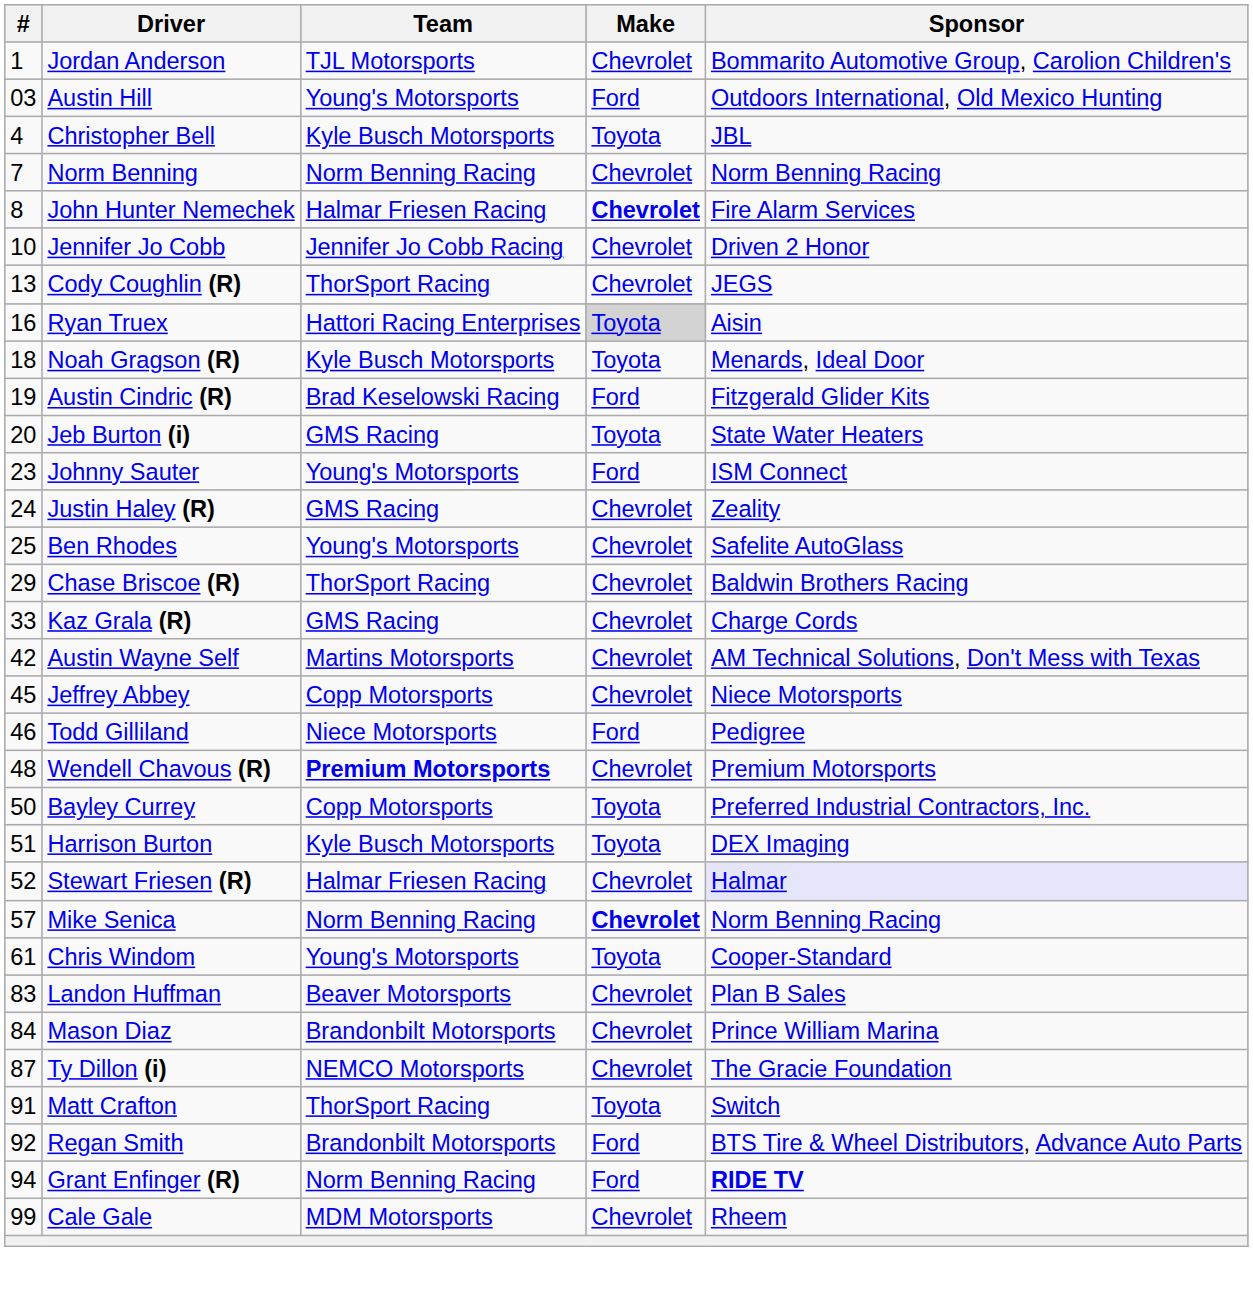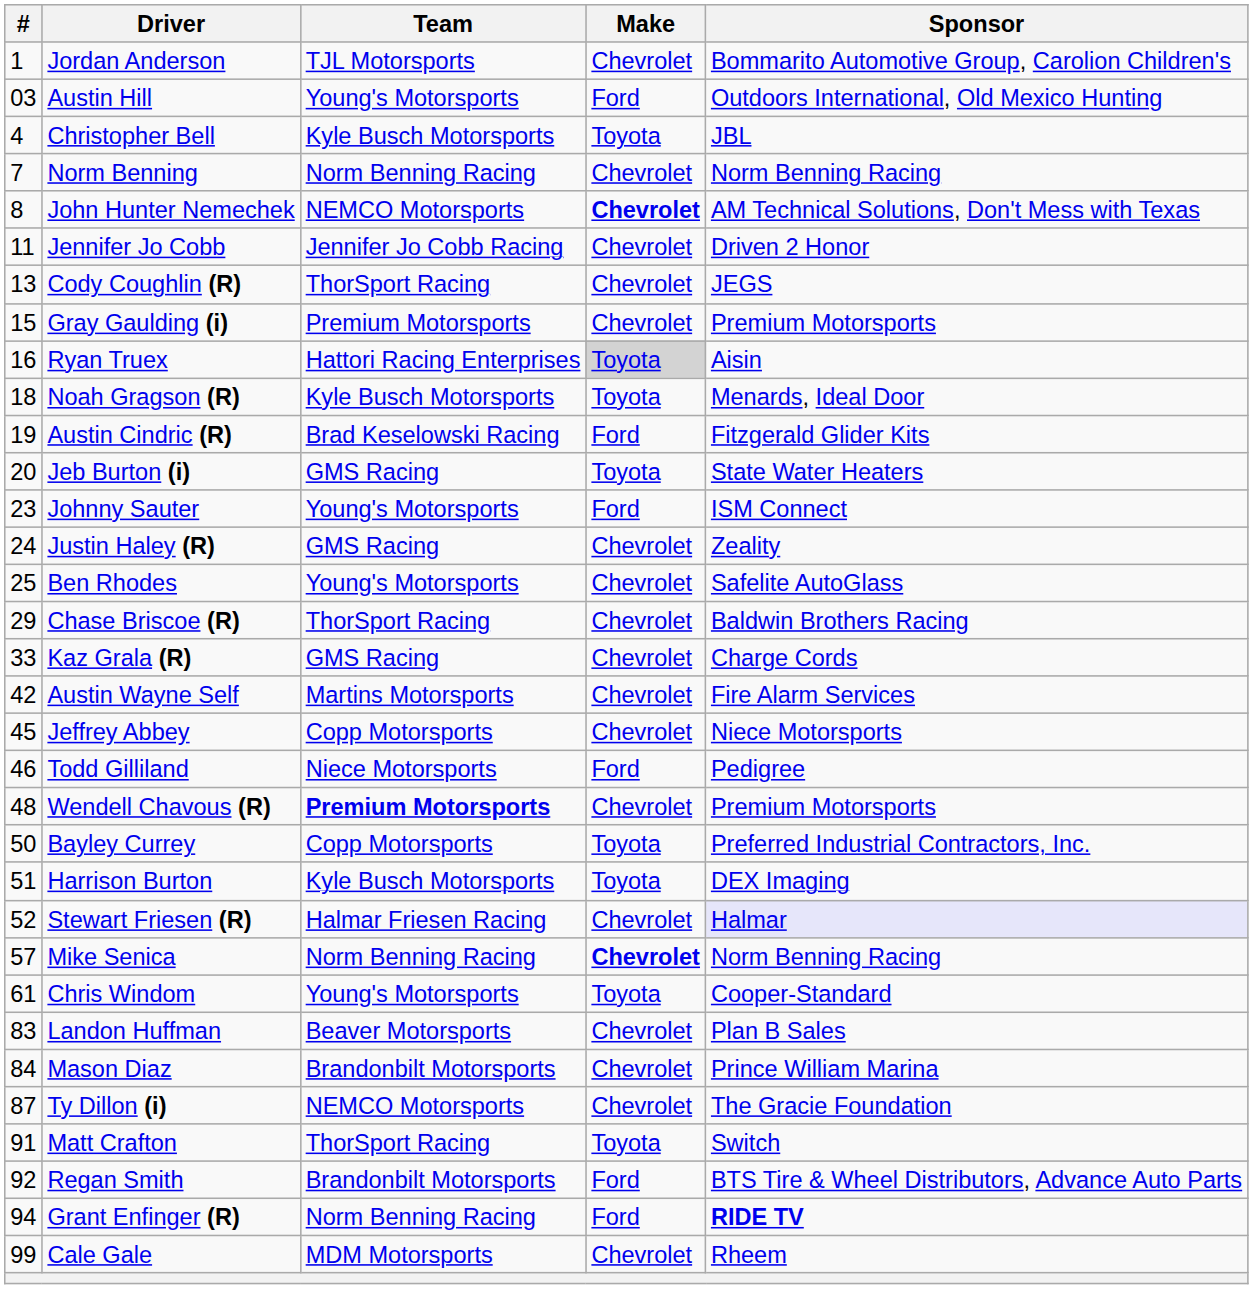(426, 210) Halmar Friesen Racing -> (415, 210) NEMCO Motorsports
(813, 210) Fire Alarm Services -> (955, 210) AM Technical Solutions, Don't Mess with Texas
(23, 247) 10 -> (22, 247) 11
+ row: (138, 322)
(955, 658) AM Technical Solutions, Don't Mess with Texas -> (813, 695) Fire Alarm Services
